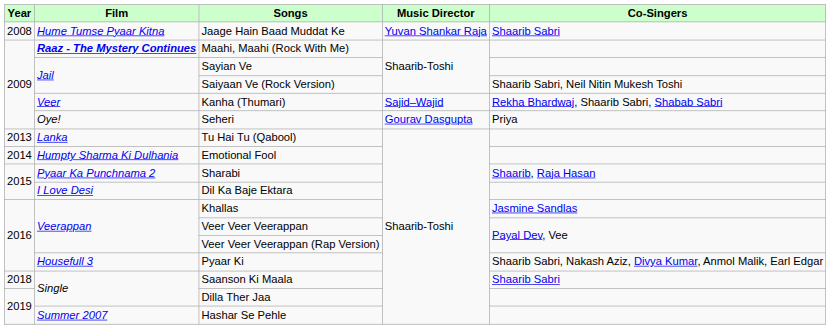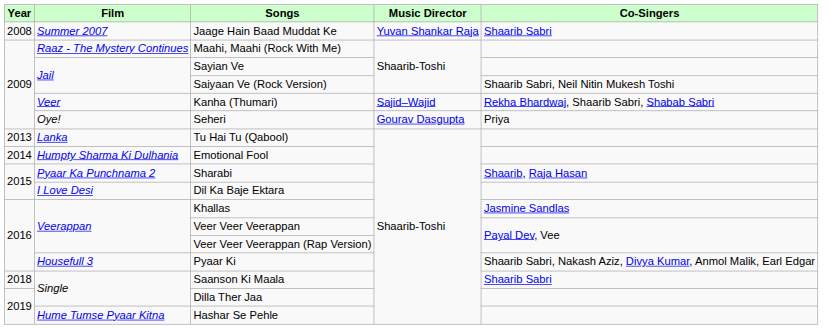(101, 31) Hume Tumse Pyaar Kitna -> (72, 31) Summer 2007
(117, 48) bold -> (113, 48) normal
(72, 315) Summer 2007 -> (101, 315) Hume Tumse Pyaar Kitna
